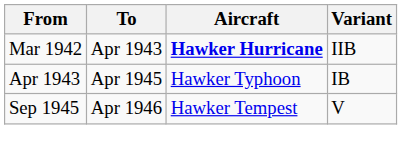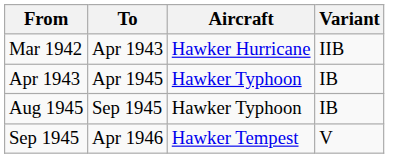(247, 49) bold -> (241, 49) normal
+ row: (46, 108)
